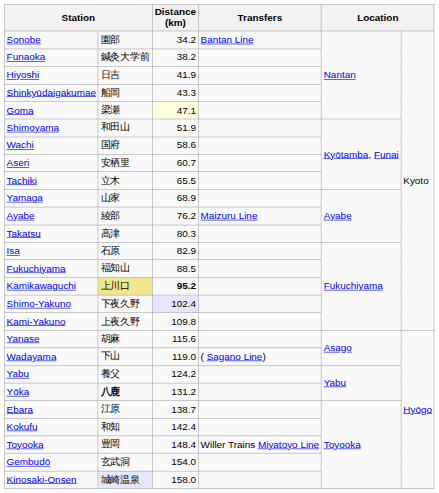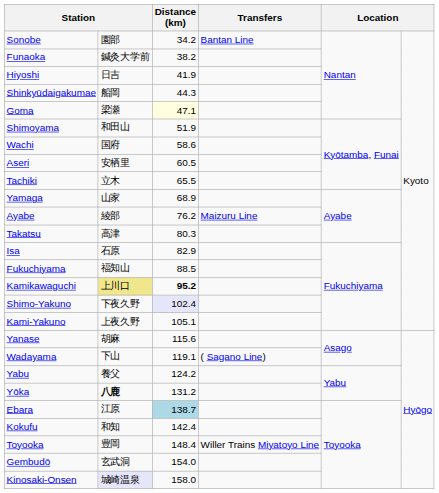(186, 92) 43.3 -> (186, 92) 44.3
(186, 163) 60.7 -> (186, 163) 60.5
(184, 321) 109.8 -> (184, 321) 105.1
(184, 356) 119.0 -> (184, 356) 119.1
(184, 409) no background -> (184, 409) lightblue background
